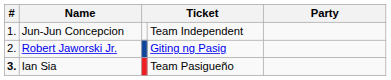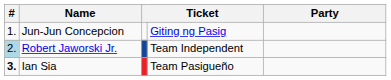(197, 31) Team Independent -> (188, 31) Giting ng Pasig
(12, 49) no background -> (12, 49) lightblue background
(188, 49) Giting ng Pasig -> (197, 49) Team Independent
